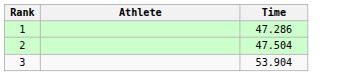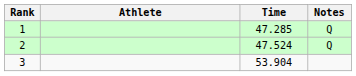+ column: (329, 13)
(274, 29) 47.286 -> (274, 29) 47.285
(274, 46) 47.504 -> (274, 46) 47.524
